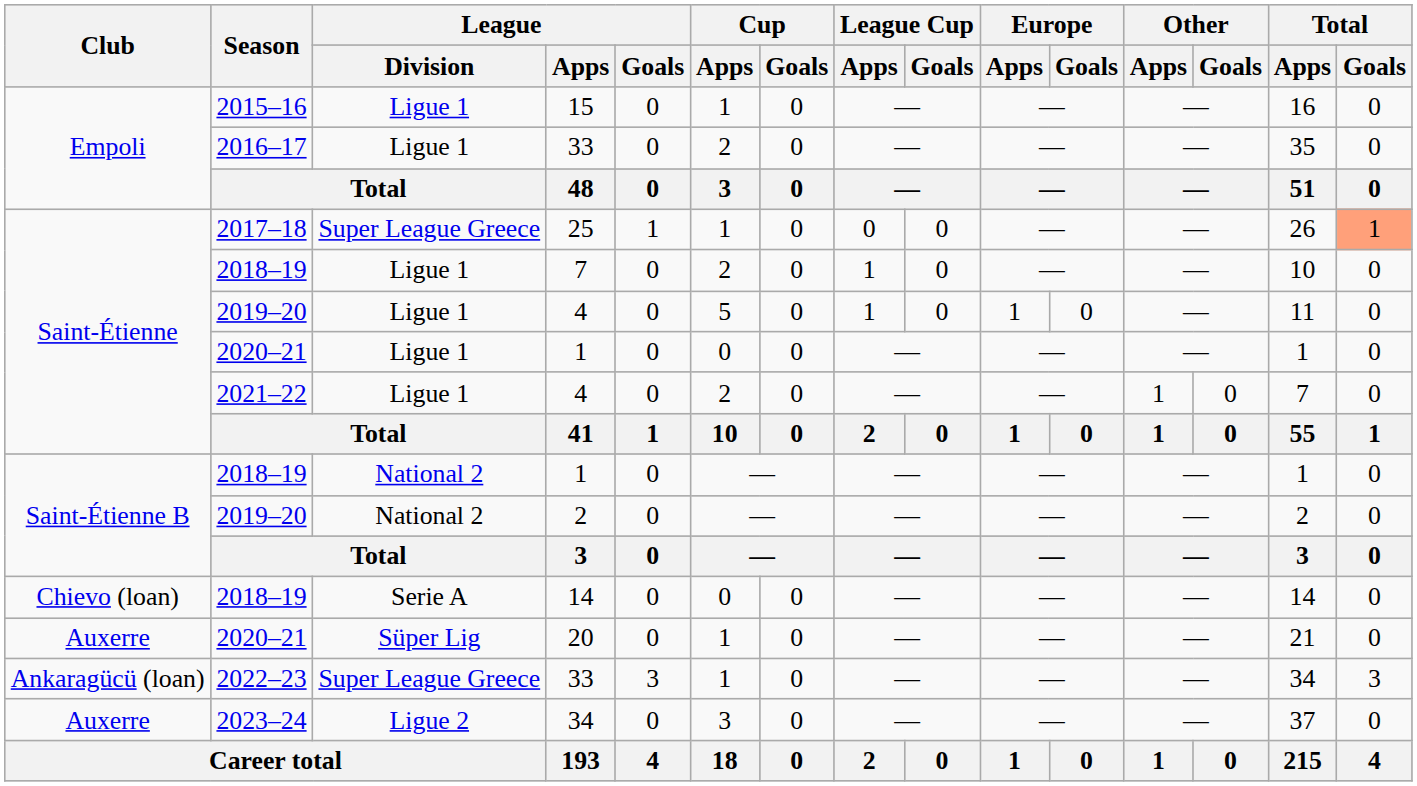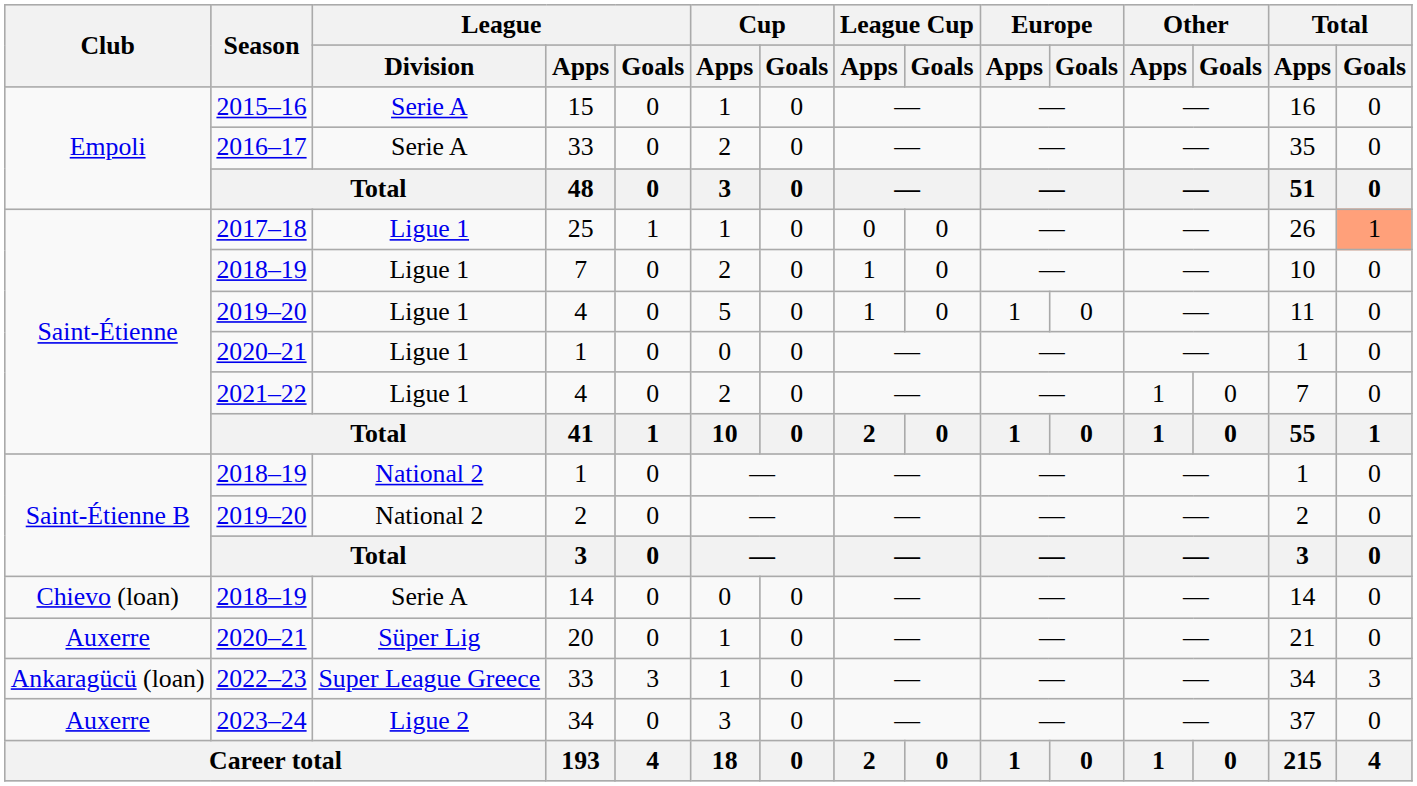(429, 106) Ligue 1 -> (429, 106) Serie A
(429, 147) Ligue 1 -> (429, 147) Serie A
(429, 229) Super League Greece -> (429, 229) Ligue 1
